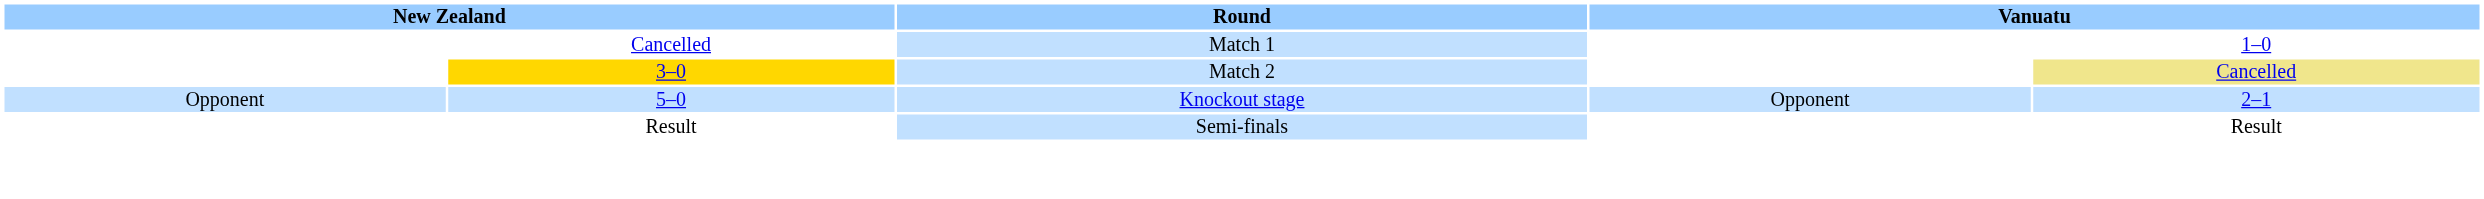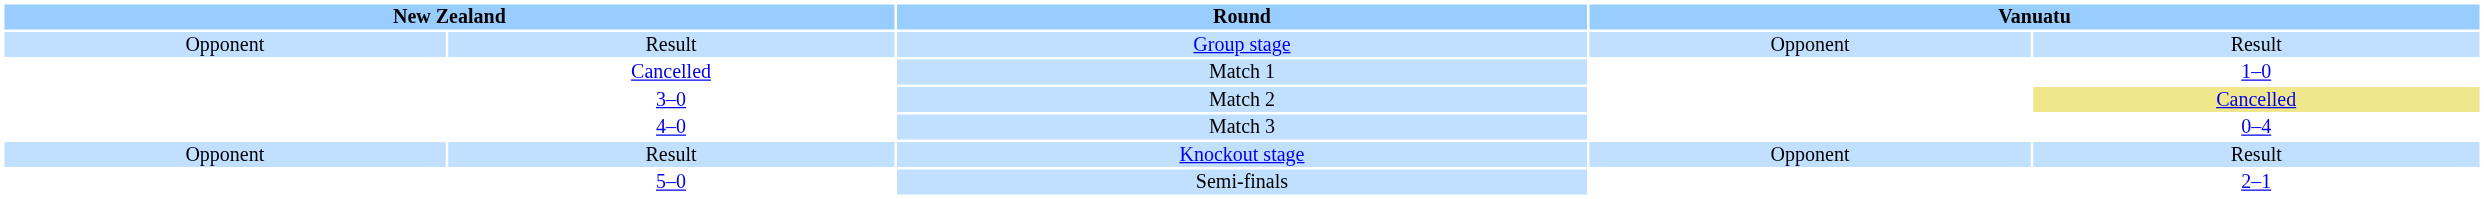+ row: (1242, 44)
(671, 71) gold background -> (671, 99) no background
+ row: (1242, 126)
(671, 99) 5–0 -> (671, 154) Result
(2256, 99) 2–1 -> (2256, 154) Result
(671, 126) Result -> (671, 181) 5–0
(2256, 126) Result -> (2256, 181) 2–1
